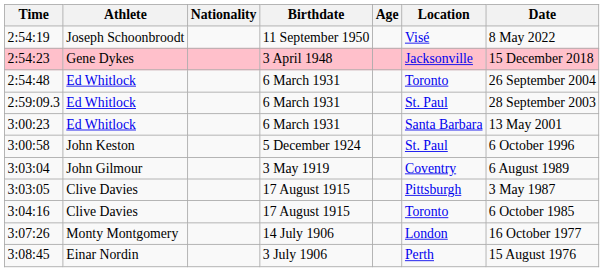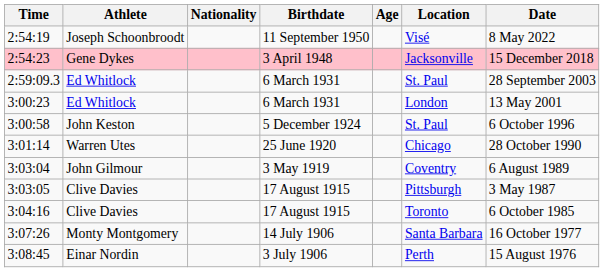- row: (29, 80)
(444, 124) Santa Barbara -> (426, 102) London
+ row: (29, 146)
(426, 233) London -> (444, 233) Santa Barbara
